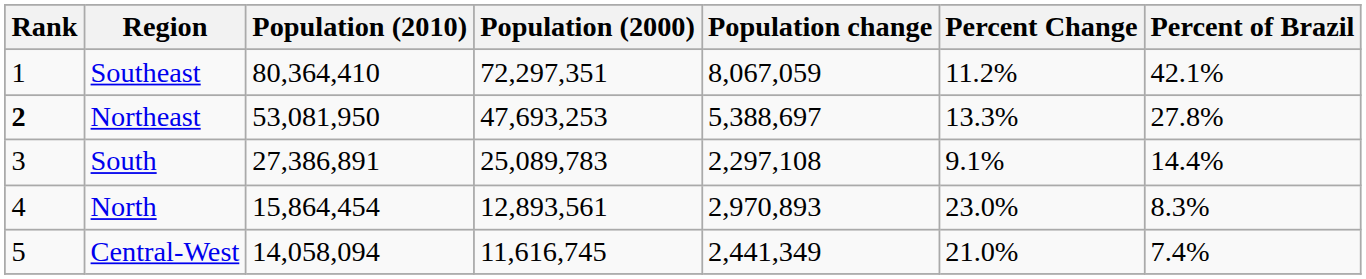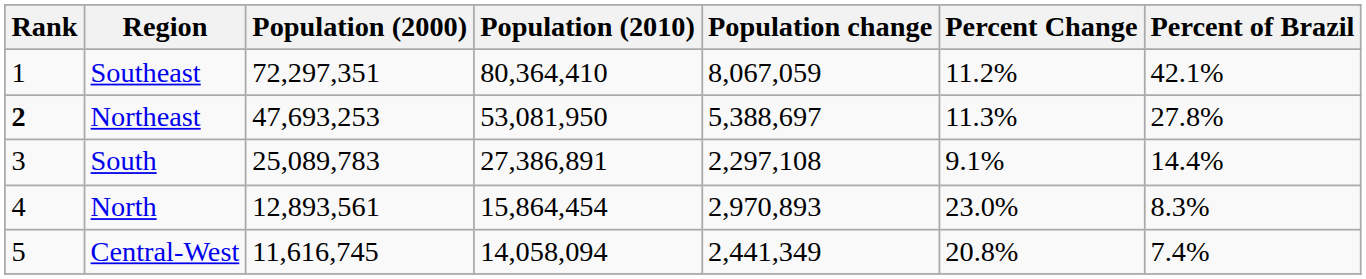columns swapped: (588, 26) <-> (360, 26)
(982, 116) 13.3% -> (981, 116) 11.3%
(982, 251) 21.0% -> (982, 251) 20.8%
